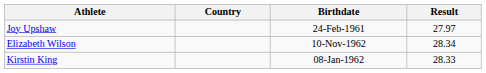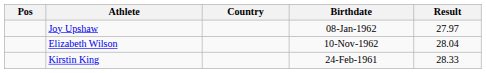+ column: (25, 12)
(339, 28) 24-Feb-1961 -> (351, 28) 08-Jan-1962
(444, 44) 28.34 -> (448, 44) 28.04
(339, 60) 08-Jan-1962 -> (351, 60) 24-Feb-1961
